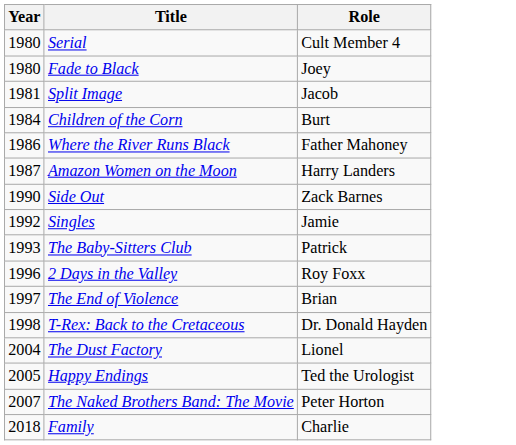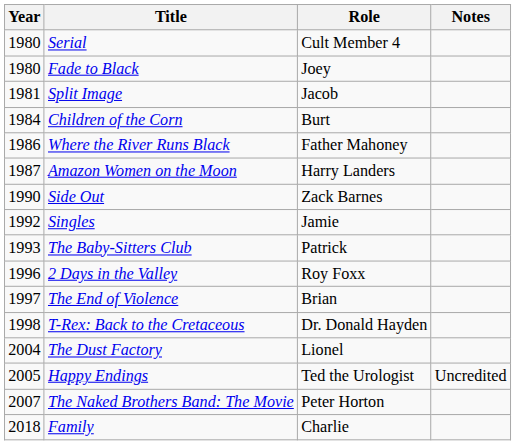+ column: (471, 17)
